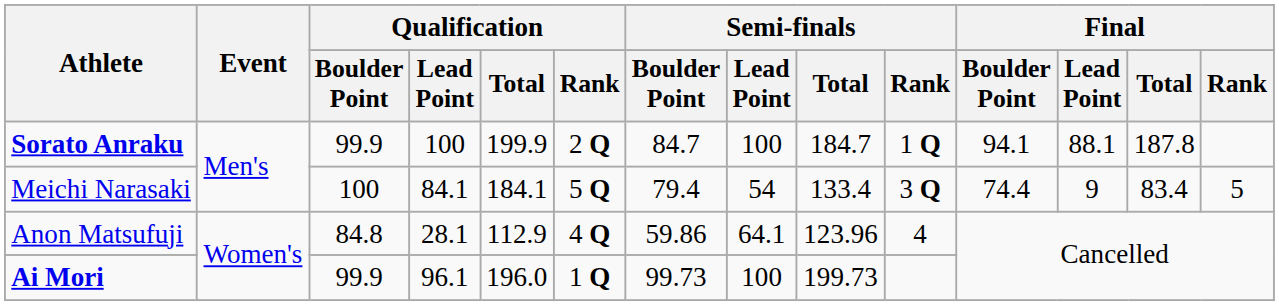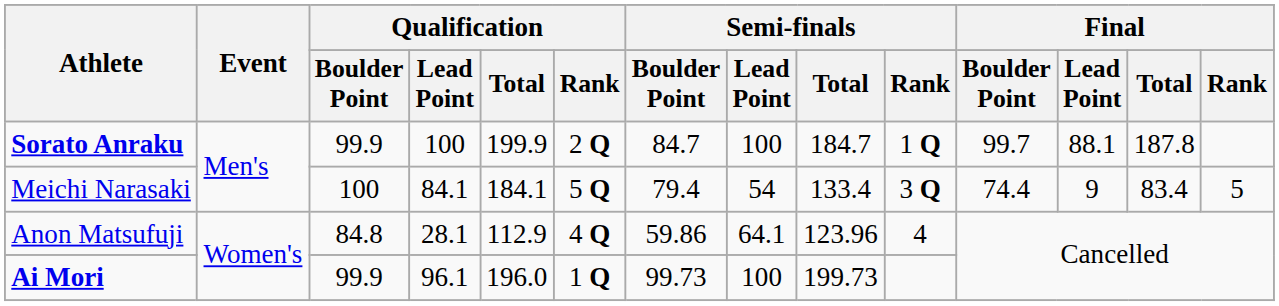(1006, 144) 94.1 -> (1006, 144) 99.7
